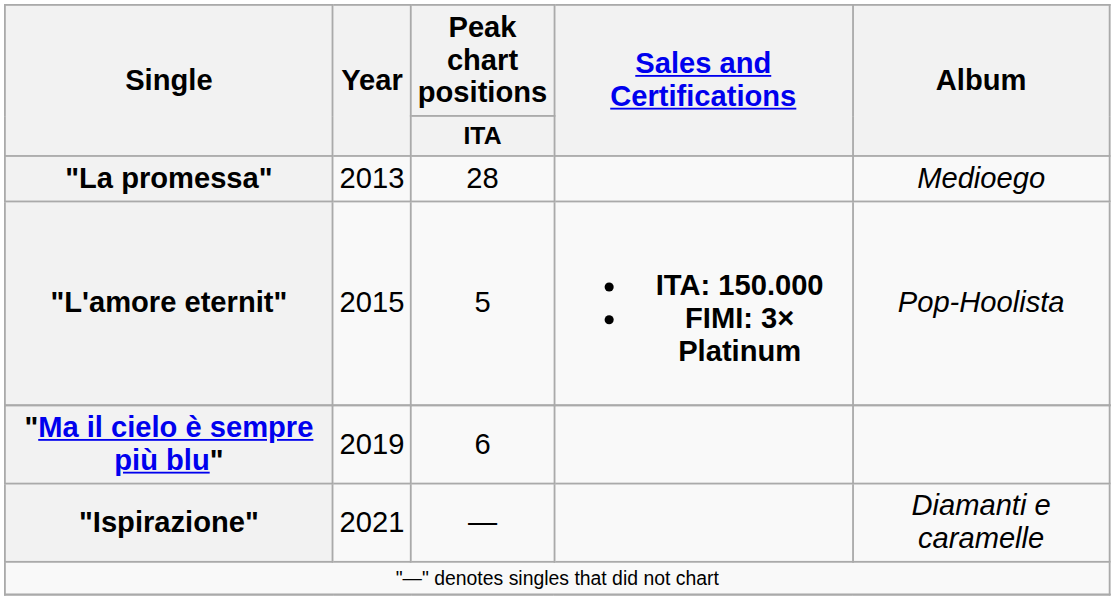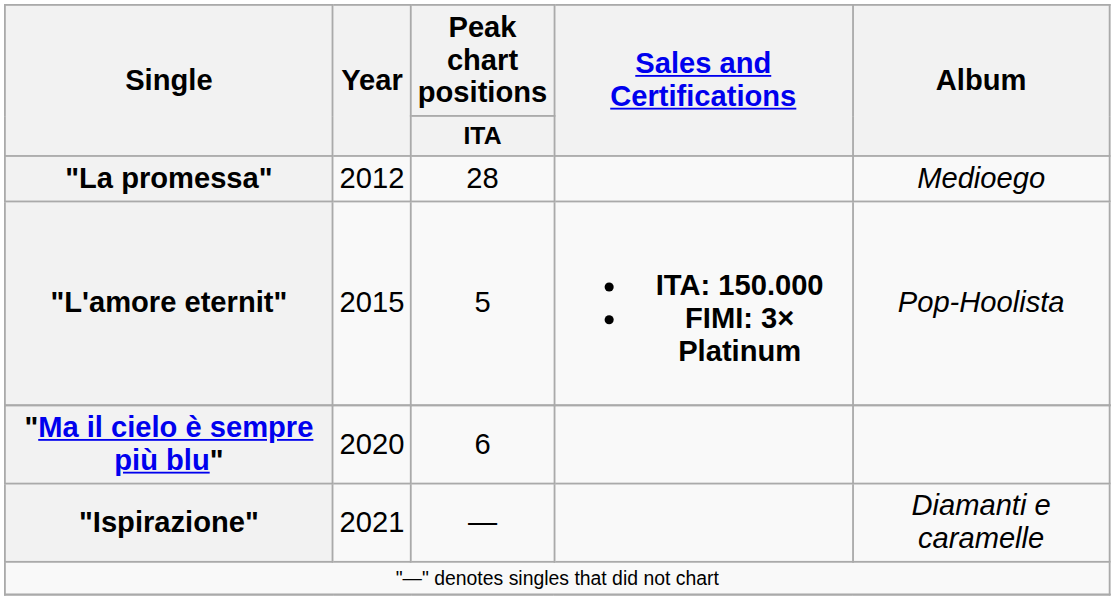(372, 178) 2013 -> (372, 178) 2012
(372, 443) 2019 -> (372, 443) 2020
